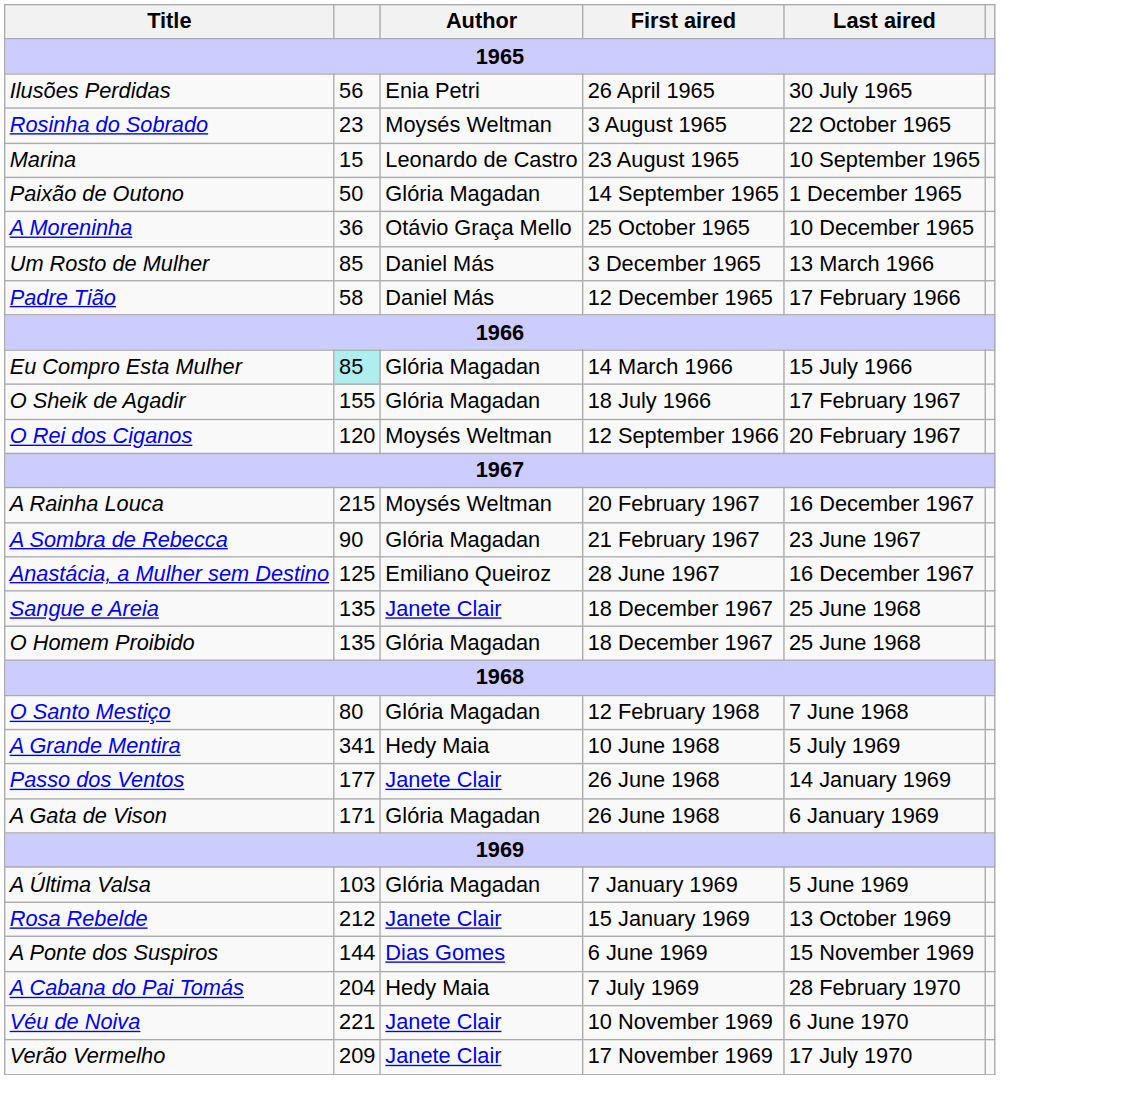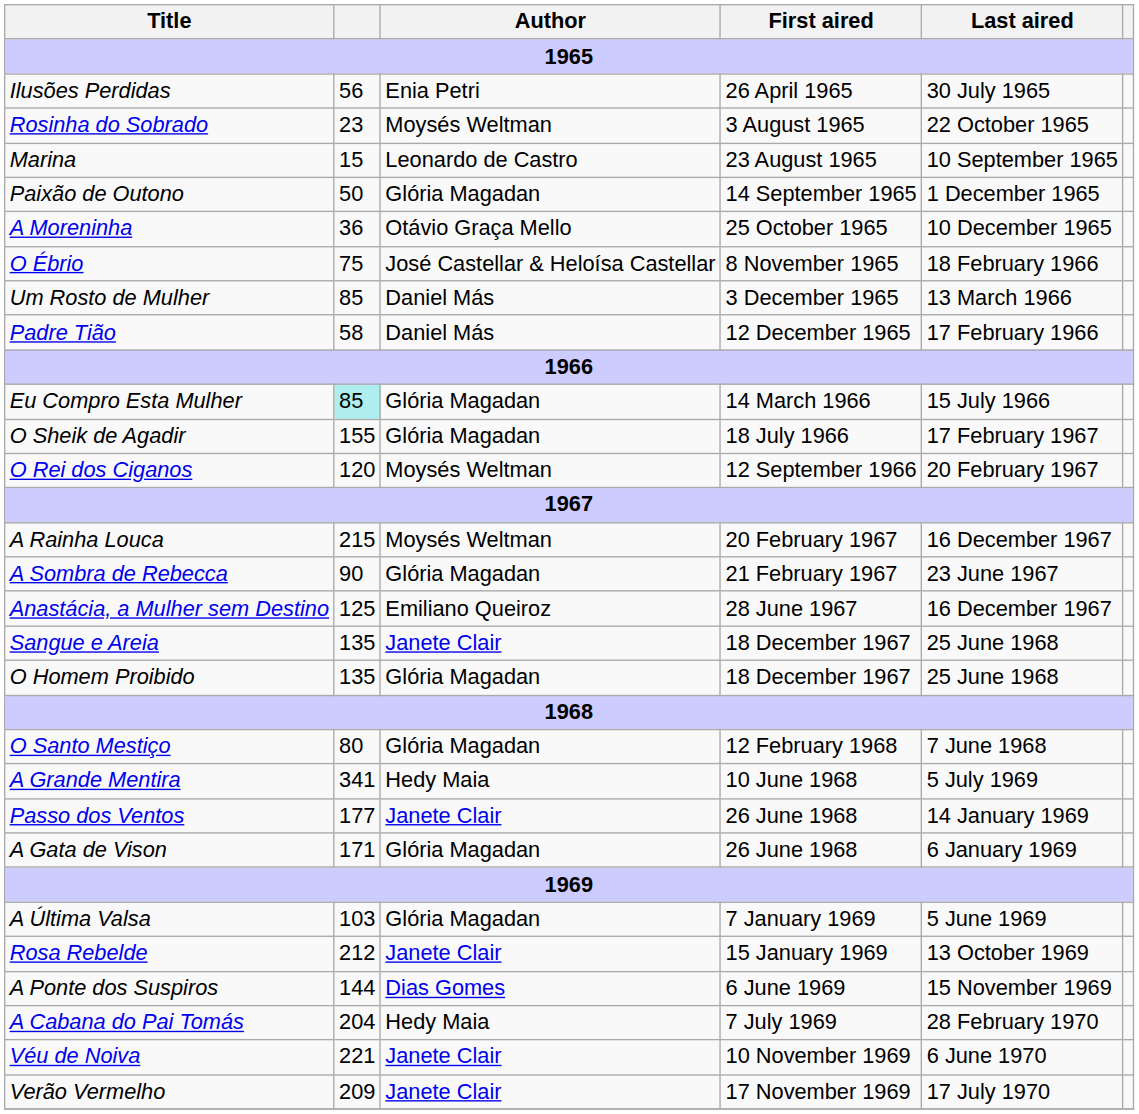+ row: (47, 263)
